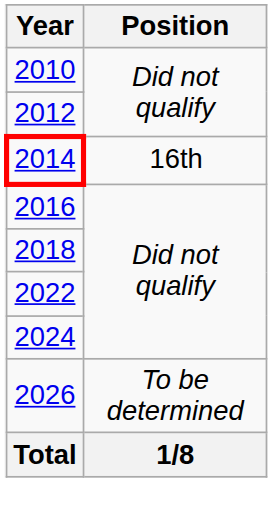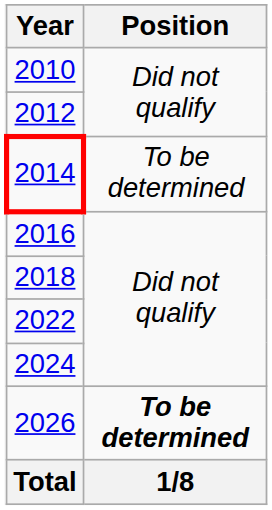(176, 159) 16th -> (176, 173) To be determined
(175, 395) normal -> (175, 422) bold
